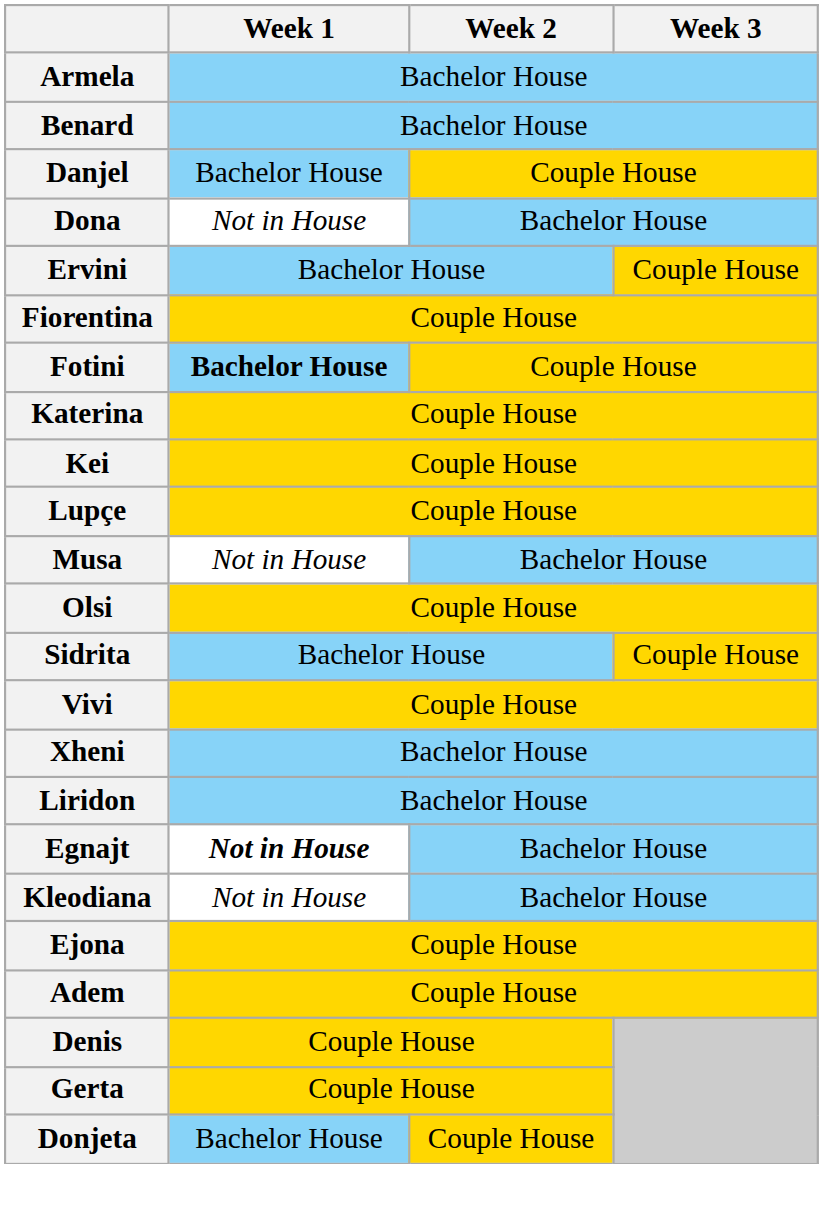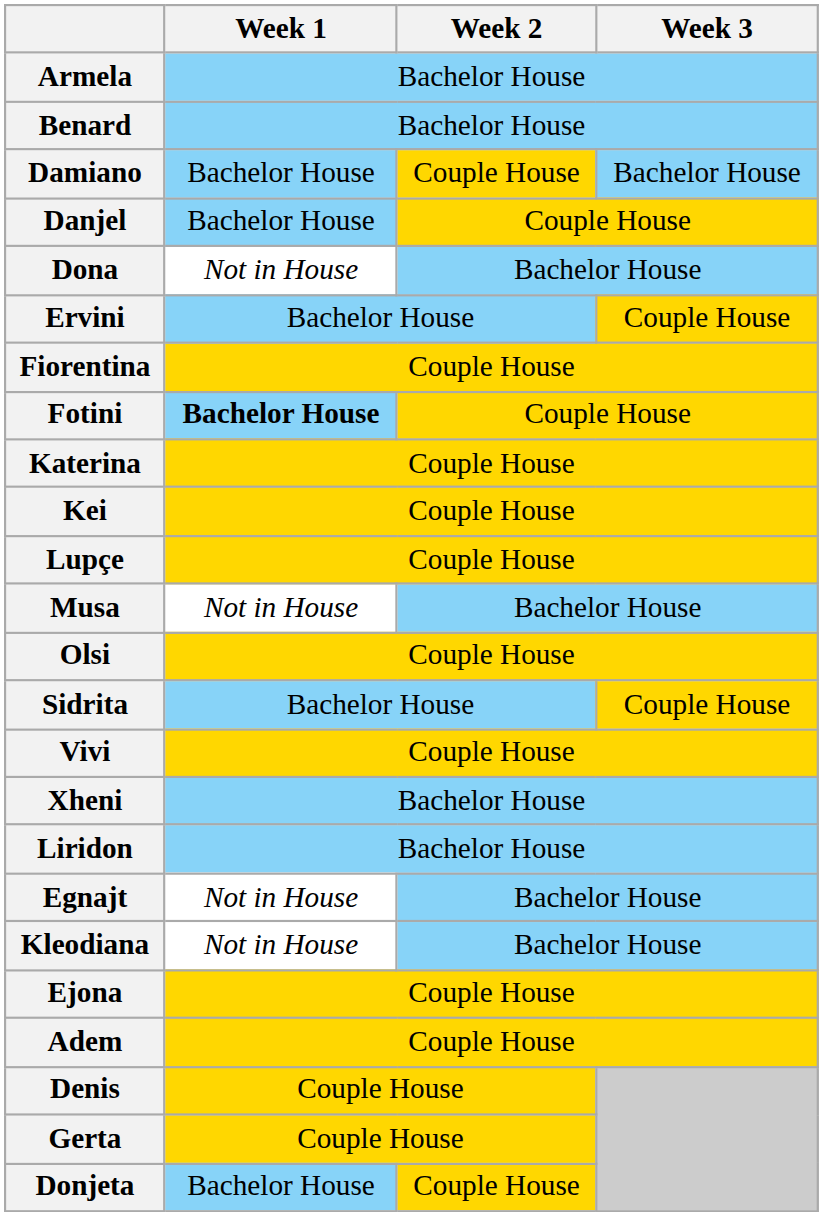+ row: (85, 172)
(289, 848) bold -> (281, 896) normal
